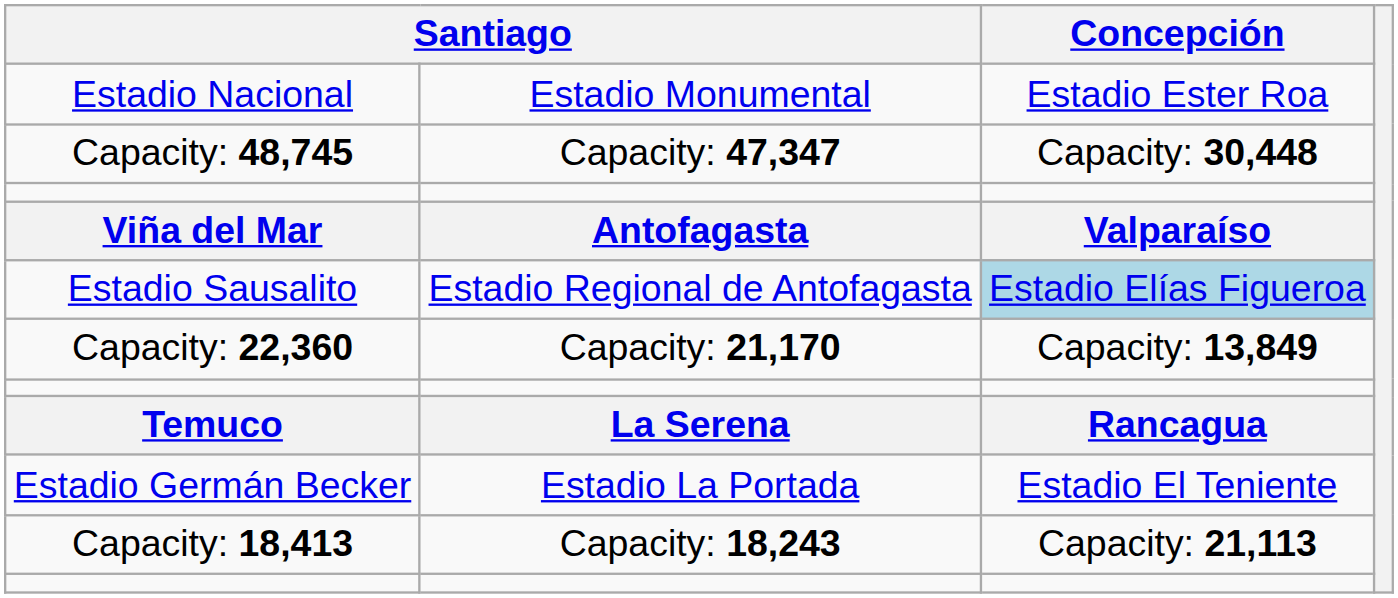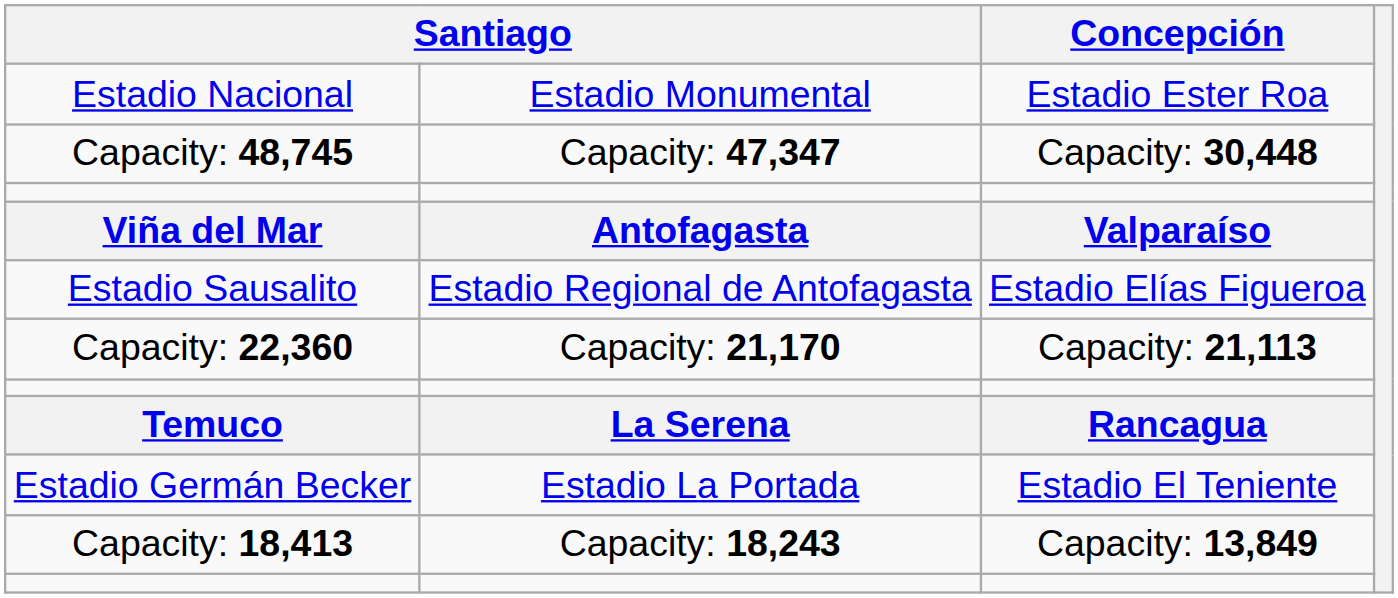(1177, 288) lightblue background -> (1177, 288) no background
(1177, 348) Capacity: 13,849 -> (1177, 348) Capacity: 21,113
(1177, 543) Capacity: 21,113 -> (1177, 543) Capacity: 13,849
